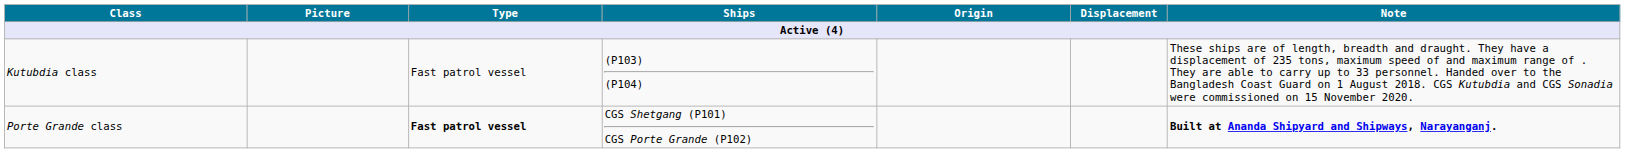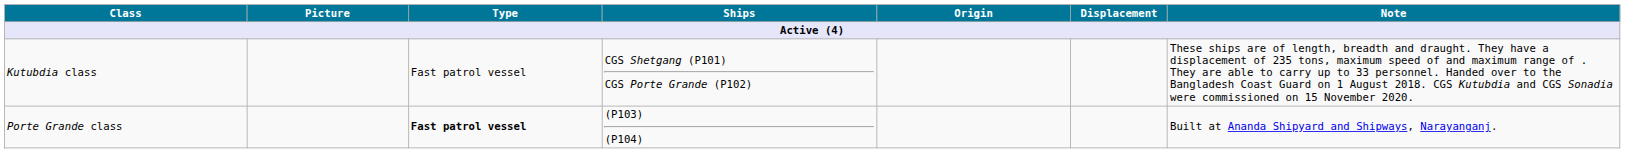(739, 72) (P103) (P104) -> (739, 72) CGS Shetgang (P101) CGS Porte Grande (P102)
(739, 127) CGS Shetgang (P101) CGS Porte Grande (P102) -> (739, 127) (P103) (P104)
(1334, 127) bold -> (1334, 127) normal
